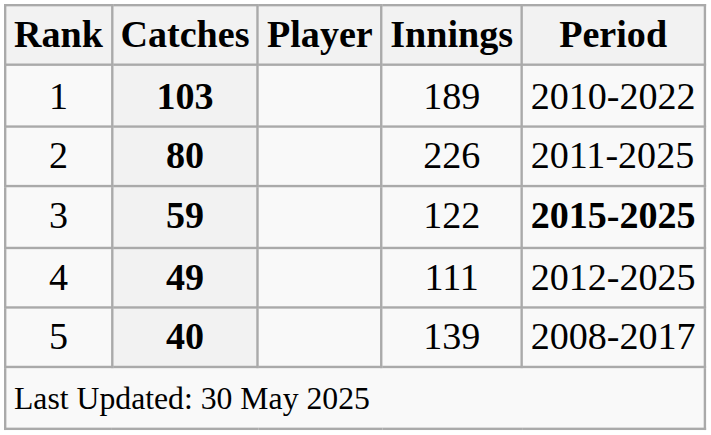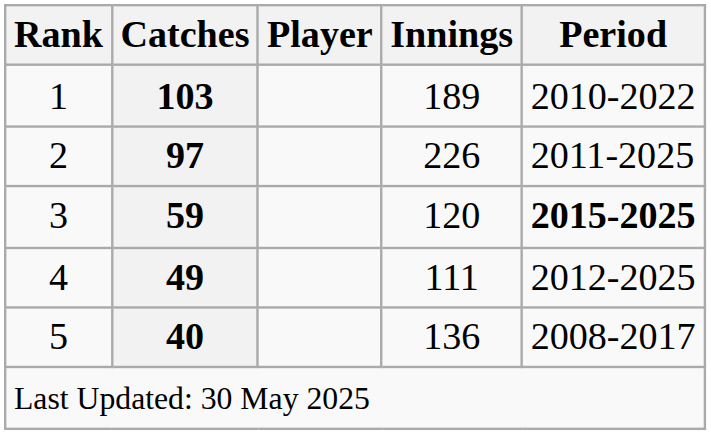(185, 155) 80 -> (185, 155) 97
(452, 215) 122 -> (452, 215) 120
(452, 336) 139 -> (452, 336) 136
